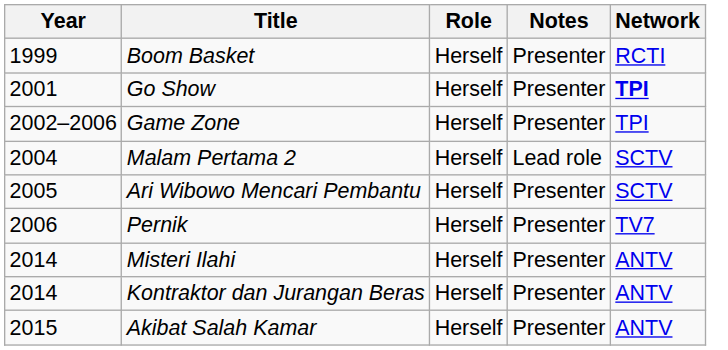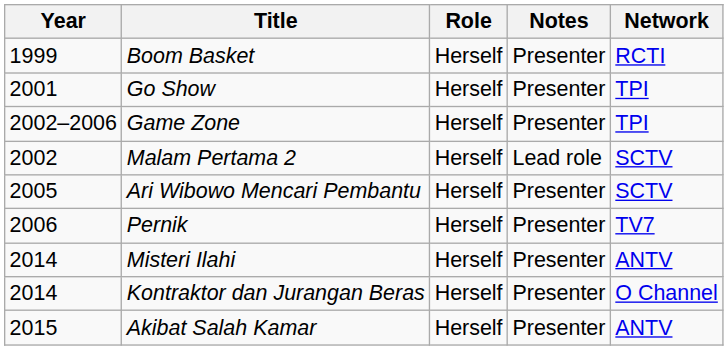(632, 89) bold -> (632, 89) normal
(33, 157) 2004 -> (33, 157) 2002
(644, 293) ANTV -> (667, 293) O Channel
